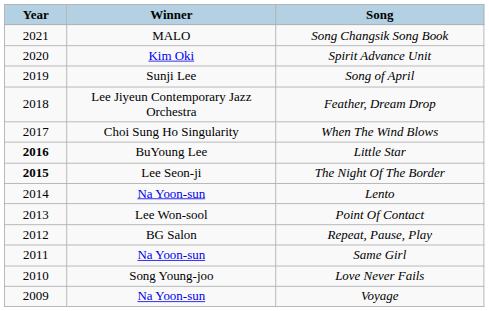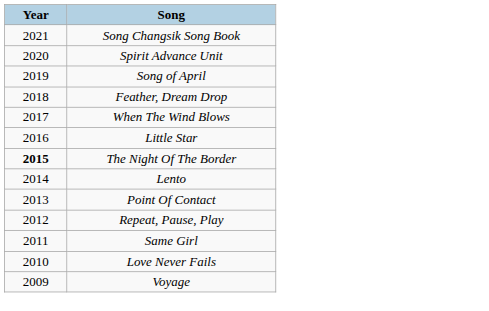- column: (171, 14)
(36, 152) bold -> (36, 138) normal
